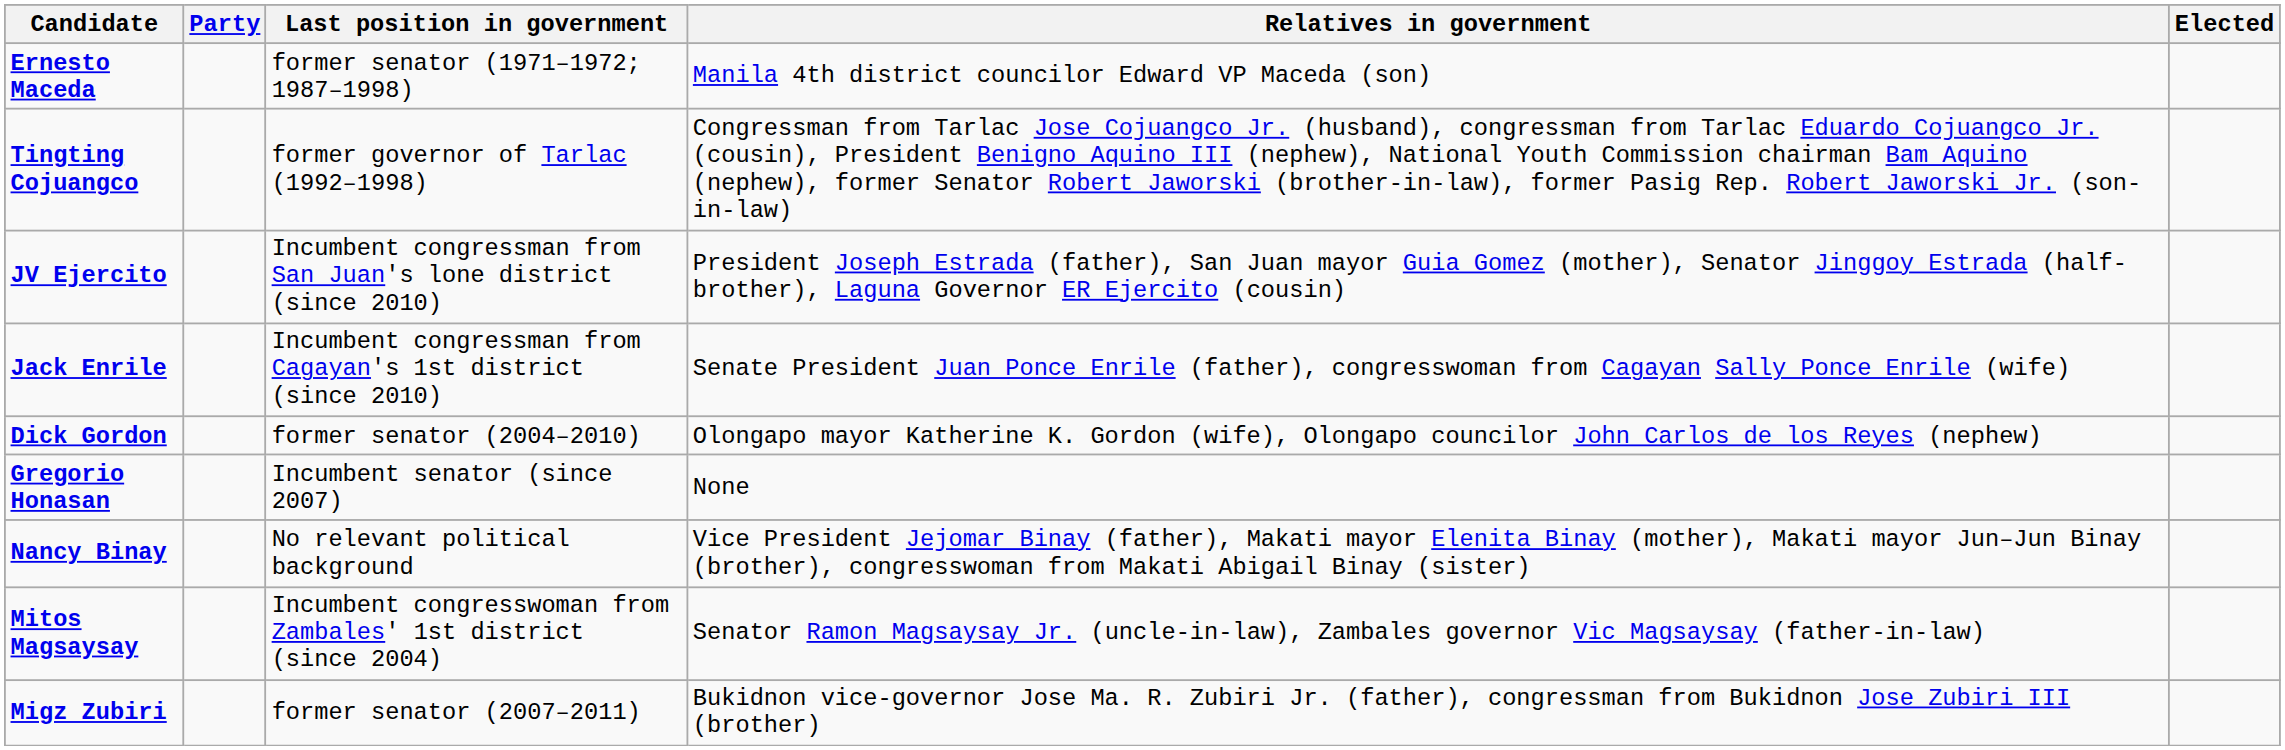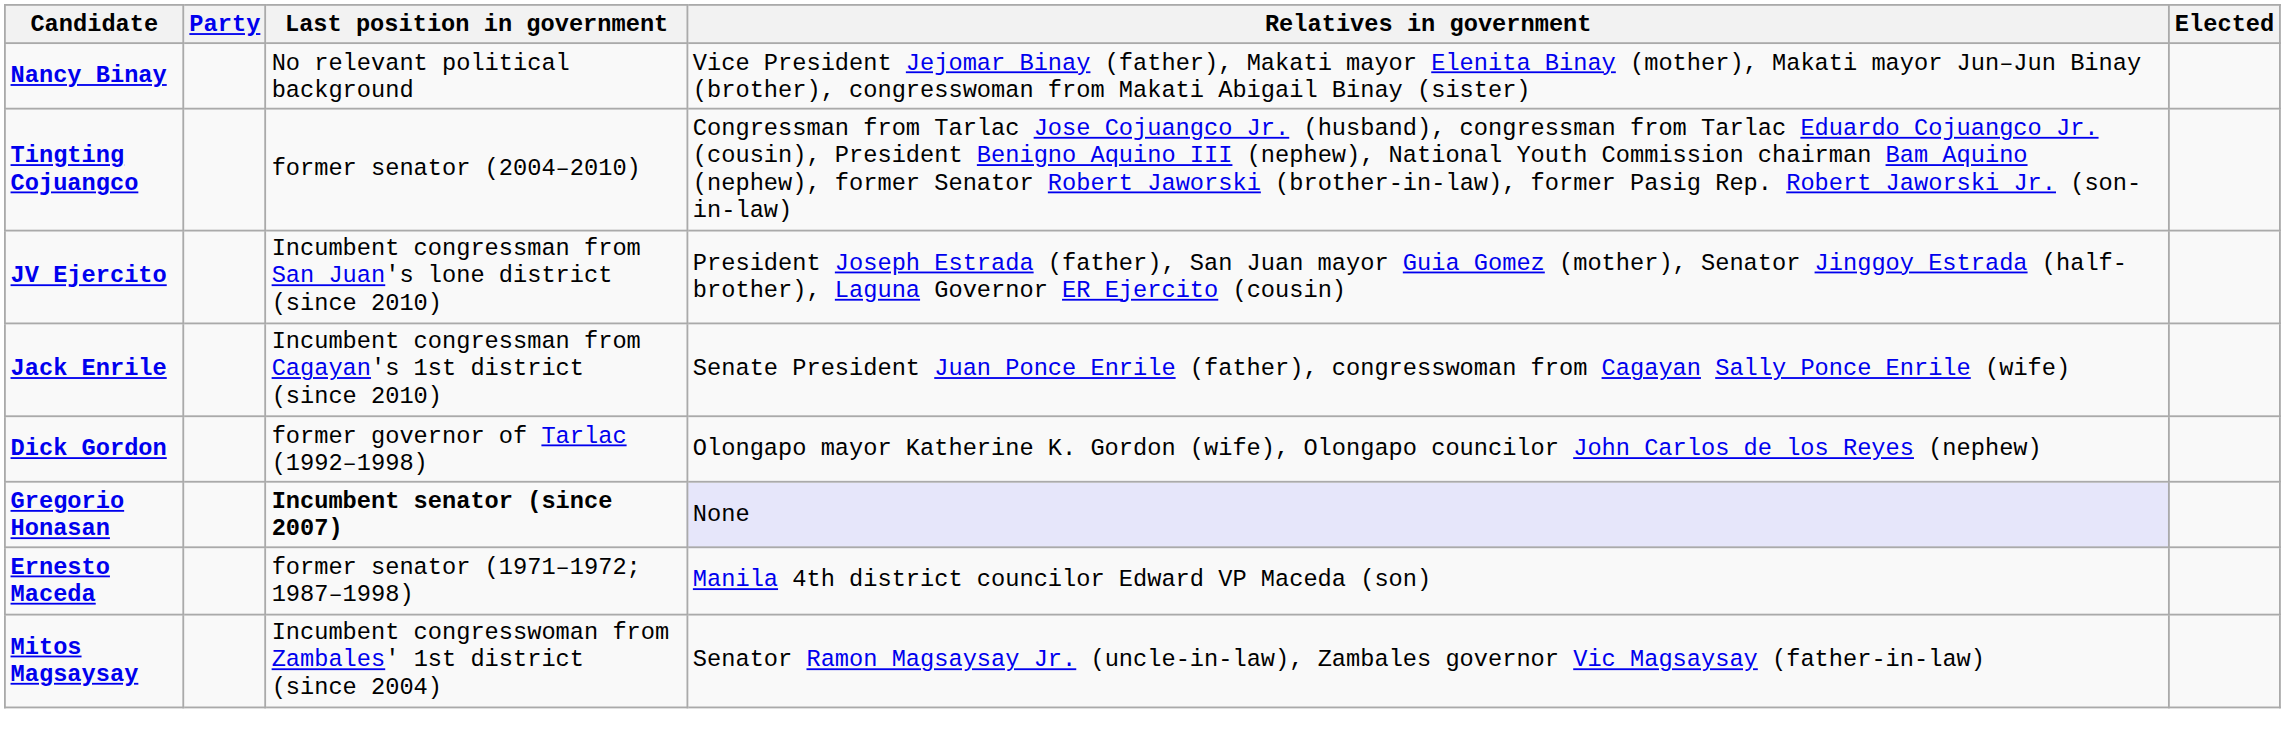rows swapped: (89, 553) <-> (60, 76)
(449, 170) former governor of Tarlac (1992–1998) -> (456, 170) former senator (2004–2010)
(456, 435) former senator (2004–2010) -> (449, 449) former governor of Tarlac (1992–1998)
(442, 488) normal -> (442, 515) bold
(721, 488) no background -> (721, 515) lavender background
- row: (89, 712)
